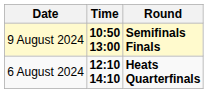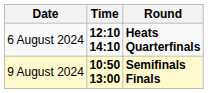rows swapped: (46, 72) <-> (46, 39)
